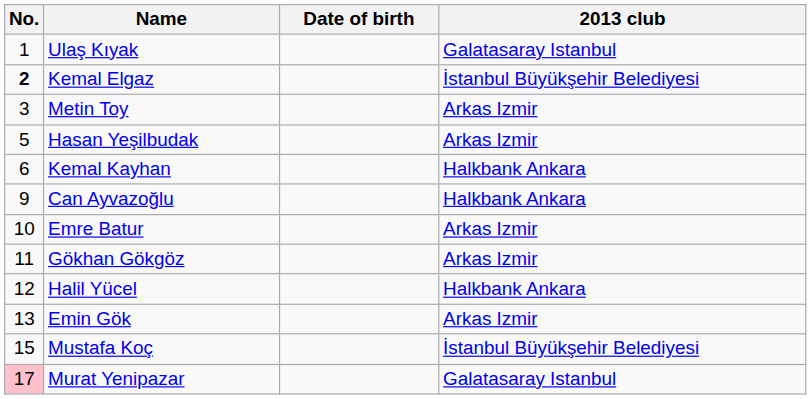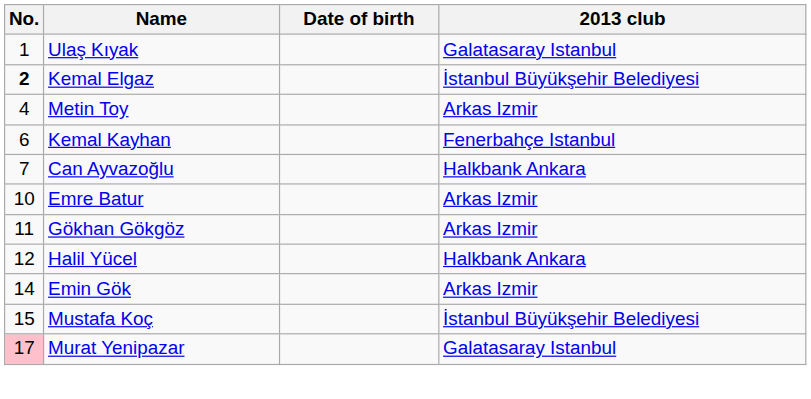(24, 109) 3 -> (24, 109) 4
- row: (123, 139)
(514, 169) Halkbank Ankara -> (529, 139) Fenerbahçe Istanbul
(24, 199) 9 -> (24, 169) 7
(24, 318) 13 -> (24, 288) 14
